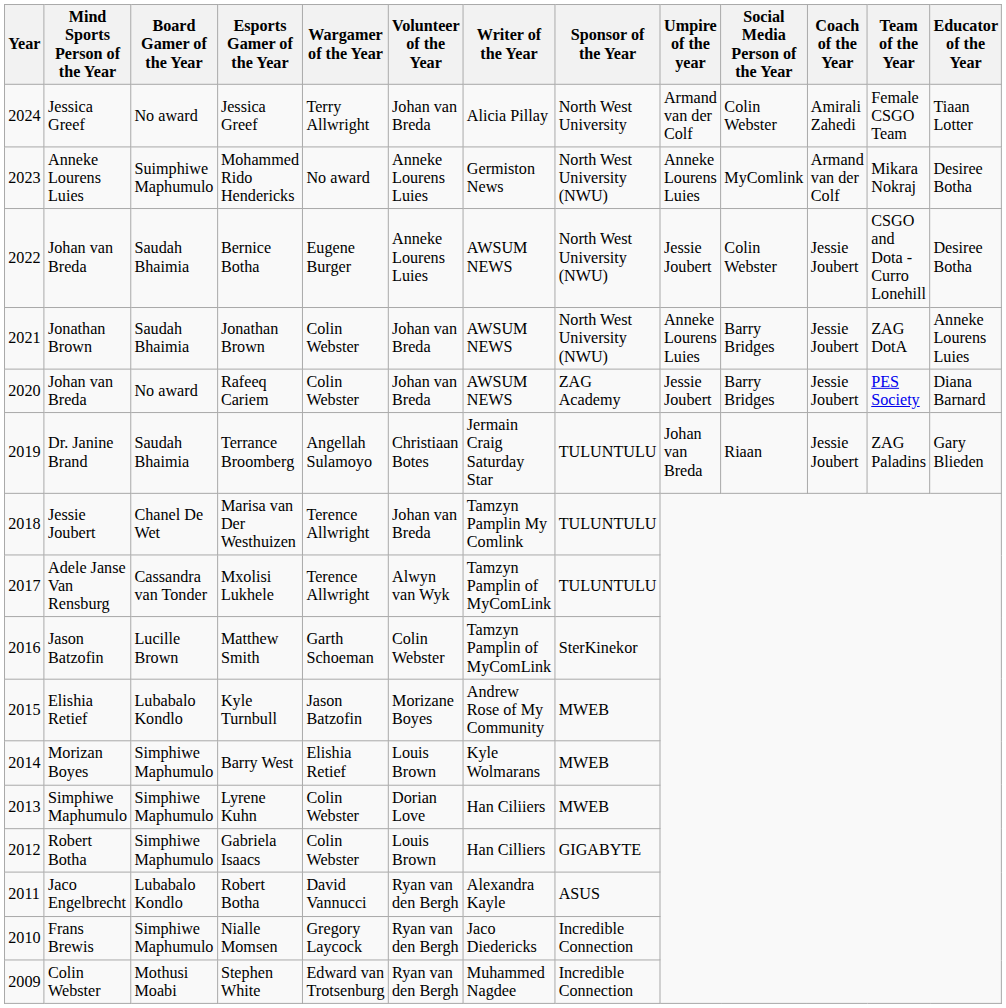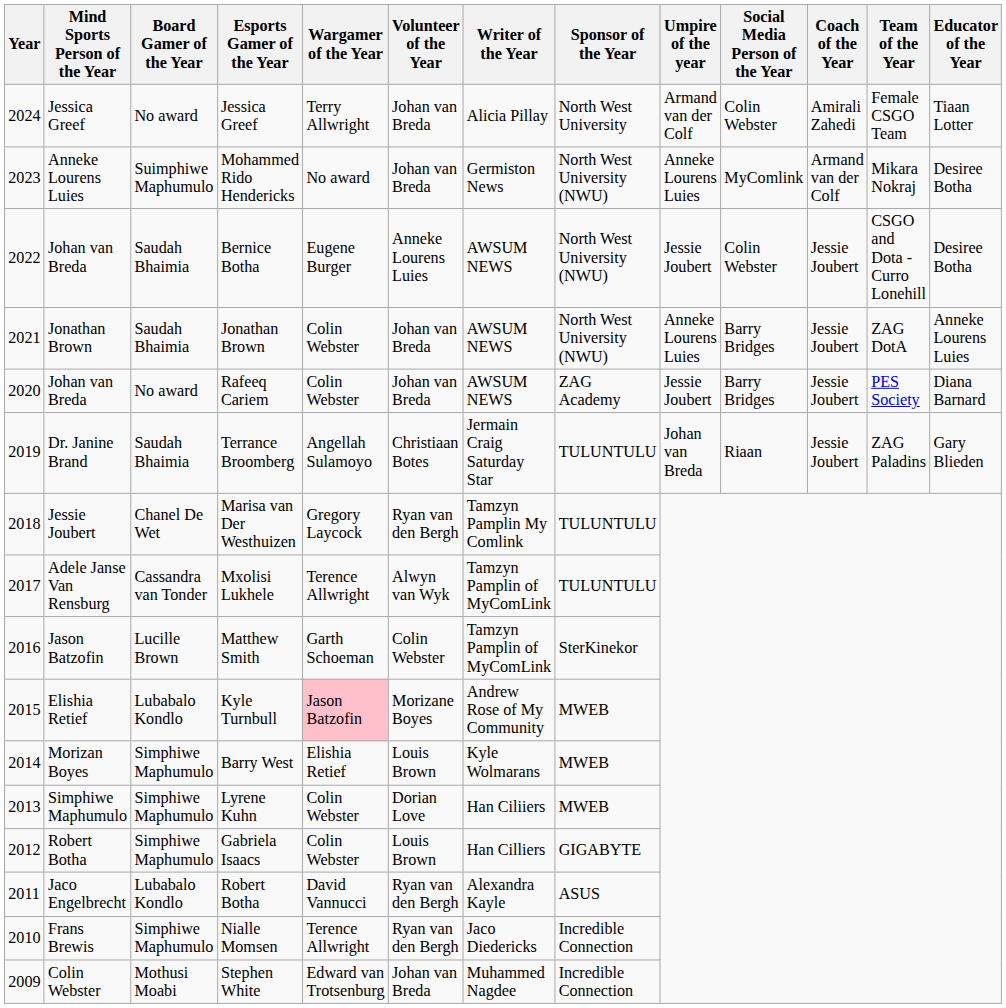(418, 177) Anneke Lourens Luies -> (425, 177) Johan van Breda
(338, 523) Terence Allwright -> (334, 523) Gregory Laycock
(425, 523) Johan van Breda -> (425, 523) Ryan van den Bergh
(334, 709) no background -> (334, 709) pink background
(334, 938) Gregory Laycock -> (338, 938) Terence Allwright
(425, 981) Ryan van den Bergh -> (425, 981) Johan van Breda
